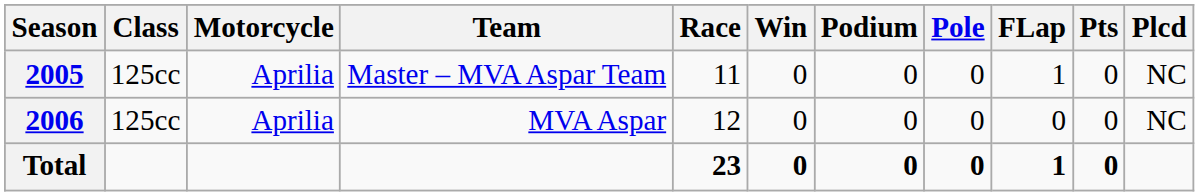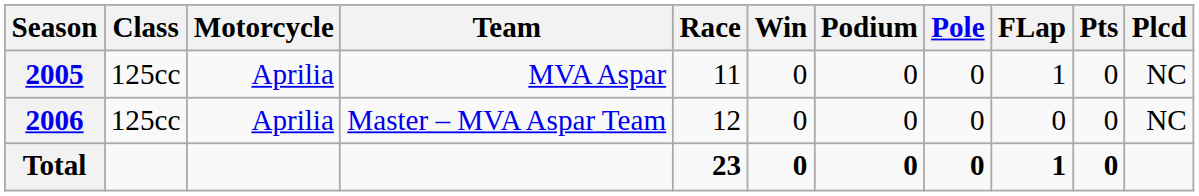(507, 73) Master – MVA Aspar Team -> (597, 73) MVA Aspar
(597, 119) MVA Aspar -> (507, 119) Master – MVA Aspar Team
